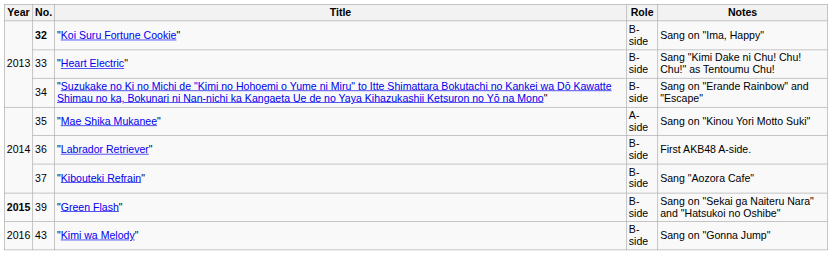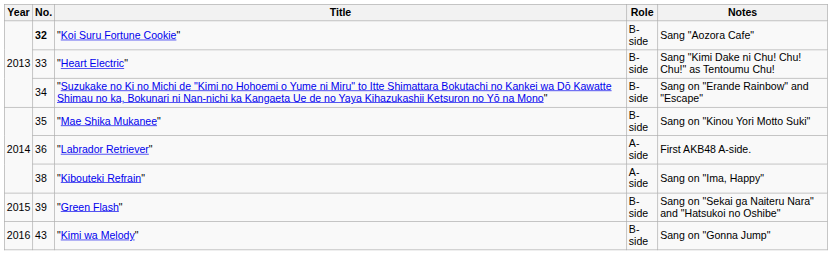(712, 35) Sang on "Ima, Happy" -> (707, 35) Sang "Aozora Cafe"
(639, 121) A-side -> (639, 121) B-side
(639, 150) B-side -> (639, 150) A-side
(41, 178) 37 -> (41, 178) 38
(639, 178) B-side -> (639, 178) A-side
(707, 178) Sang "Aozora Cafe" -> (712, 178) Sang on "Ima, Happy"
(19, 207) bold -> (19, 207) normal
